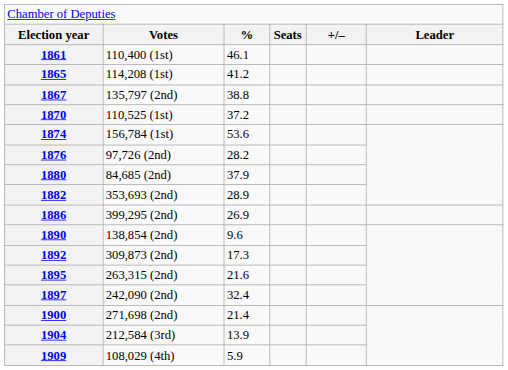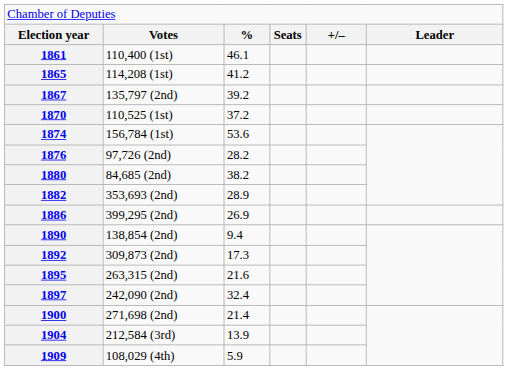(238, 94) 38.8 -> (238, 94) 39.2
(238, 174) 37.9 -> (238, 174) 38.2
(235, 235) 9.6 -> (235, 235) 9.4
